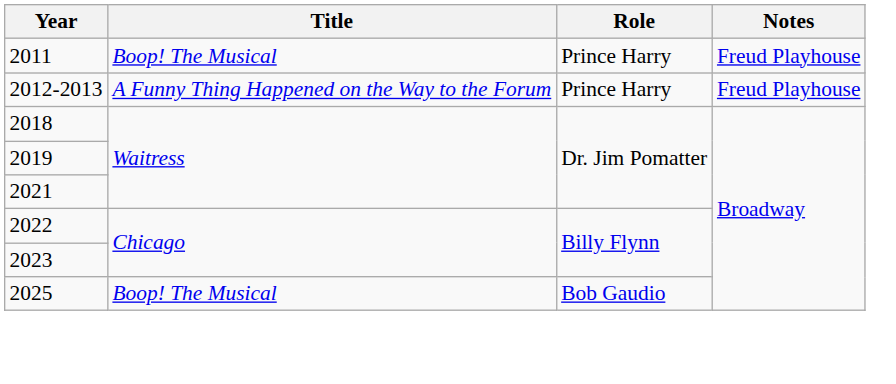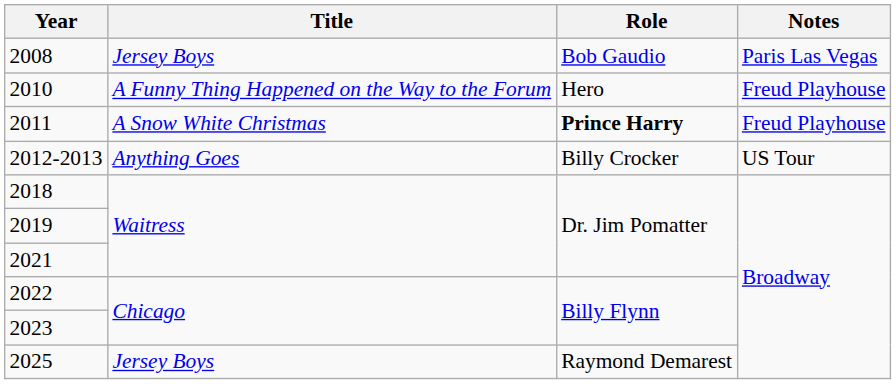+ row: (31, 55)
+ row: (31, 89)
(195, 55) Boop! The Musical -> (219, 123) A Snow White Christmas
(616, 55) normal -> (622, 123) bold
(332, 89) A Funny Thing Happened on the Way to the Forum -> (176, 157) Anything Goes
(616, 89) Prince Harry -> (620, 157) Billy Crocker
(789, 89) Freud Playhouse -> (778, 157) US Tour
(195, 293) Boop! The Musical -> (163, 361) Jersey Boys
(613, 293) Bob Gaudio -> (647, 361) Raymond Demarest
